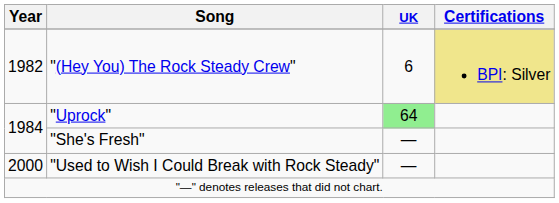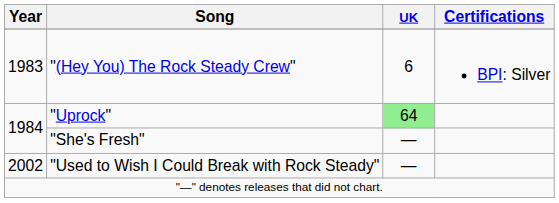(26, 66) 1982 -> (26, 66) 1983
(494, 75) khaki background -> (494, 75) no background
(26, 165) 2000 -> (26, 165) 2002
